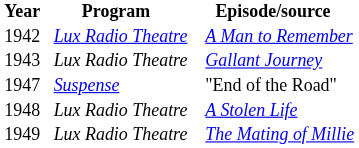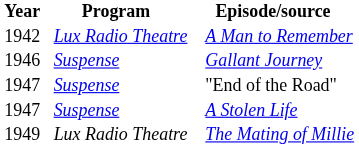(22, 60) 1943 -> (22, 60) 1946
(116, 60) Lux Radio Theatre -> (82, 60) Suspense
(22, 109) 1948 -> (22, 109) 1947
(116, 109) Lux Radio Theatre -> (82, 109) Suspense
